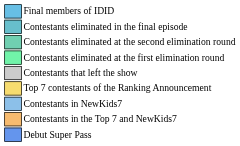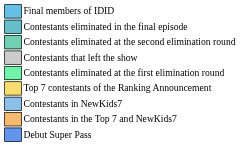rows swapped: (124, 57) <-> (81, 73)
